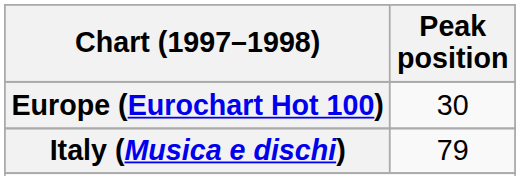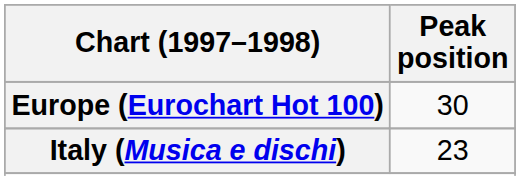(453, 150) 79 -> (453, 150) 23
